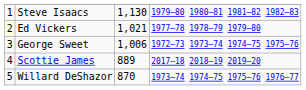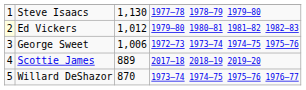(225, 12) 1979–80 1980–81 1981–82 1982–83 -> (206, 12) 1977–78 1978–79 1979–80
(132, 29) 1,021 -> (132, 29) 1,012
(206, 29) 1977–78 1978–79 1979–80 -> (225, 29) 1979–80 1980–81 1981–82 1982–83
